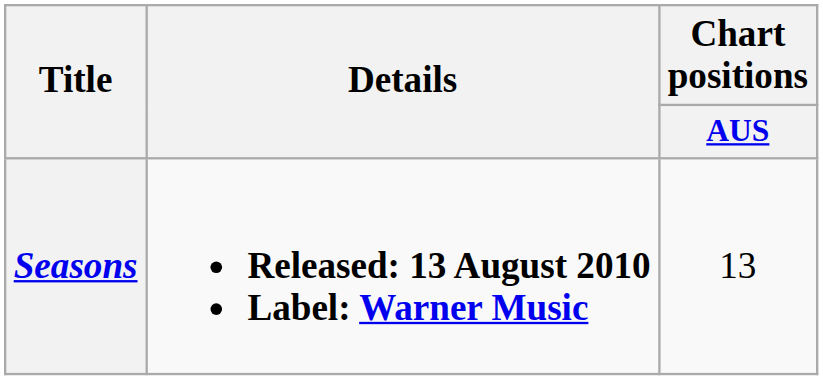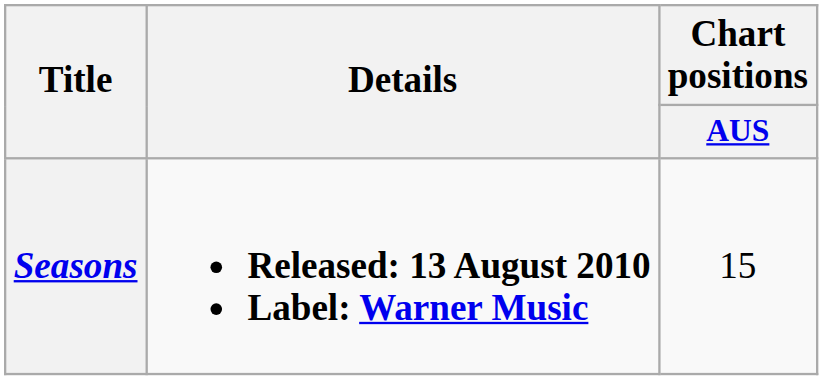(738, 265) 13 -> (738, 265) 15
